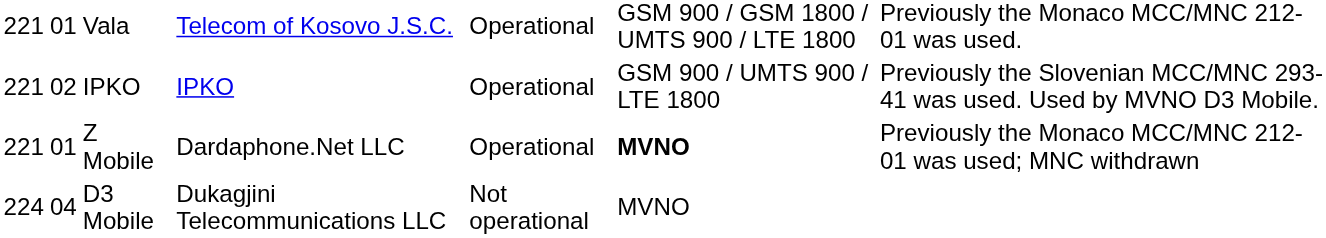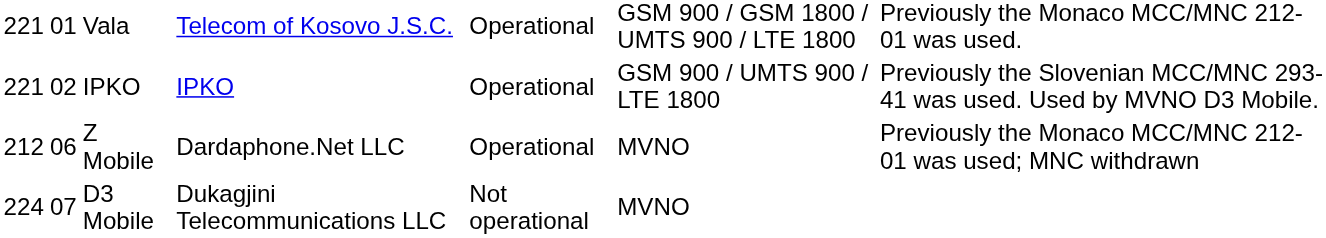(24, 147) 221 -> (24, 147) 212
(63, 147) 01 -> (63, 147) 06
(653, 147) bold -> (653, 147) normal
(63, 207) 04 -> (63, 207) 07
